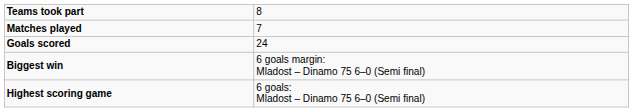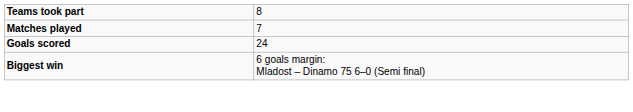- row: (59, 93)
